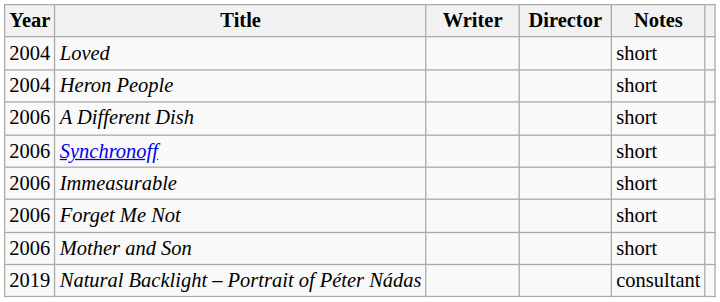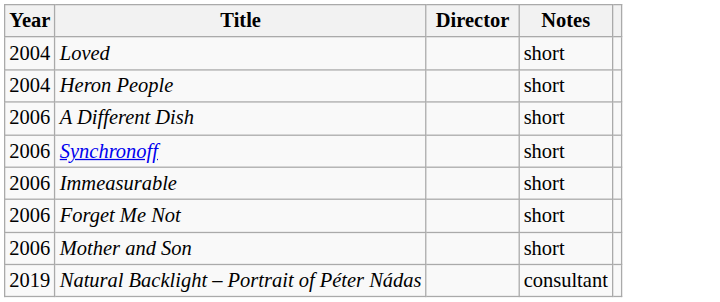- column: (473, 20)
